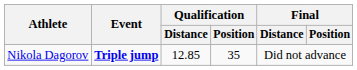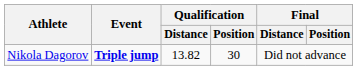(186, 55) 12.85 -> (186, 55) 13.82
(234, 55) 35 -> (234, 55) 30
